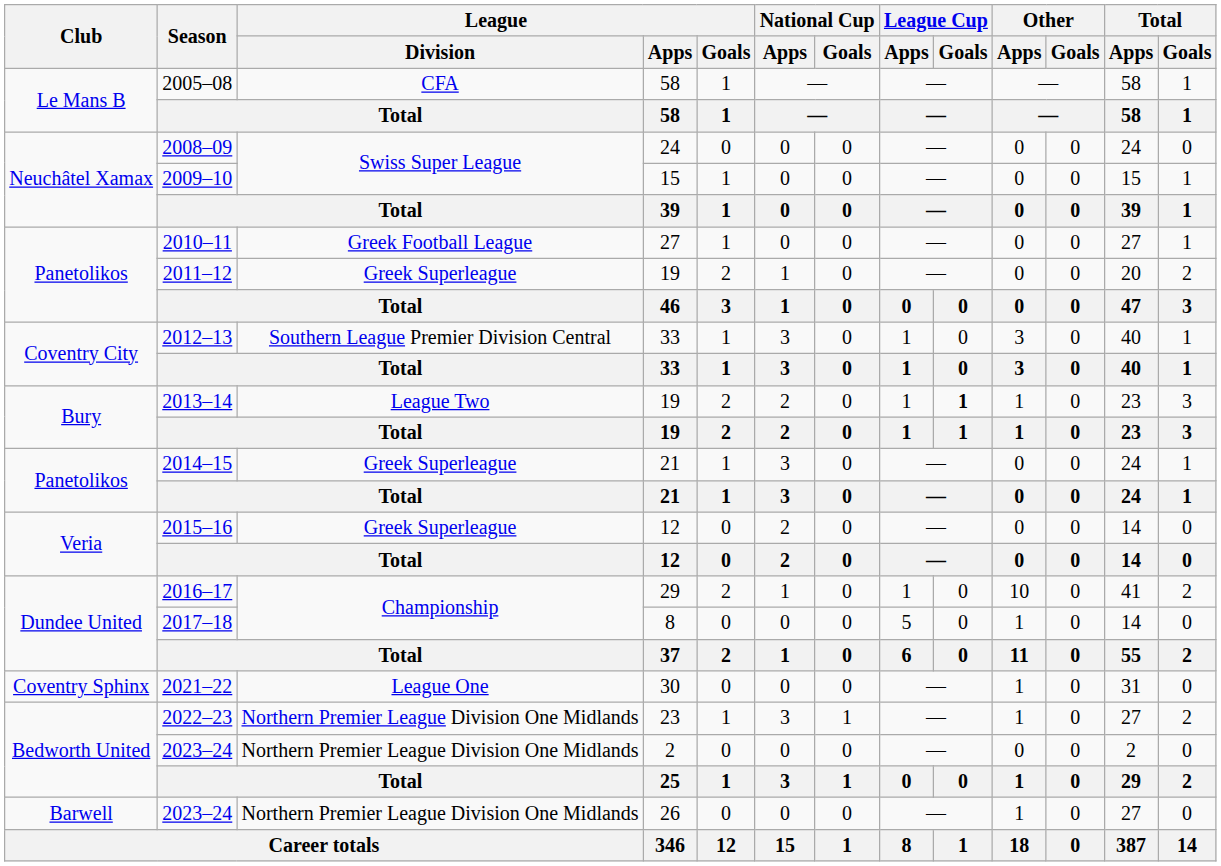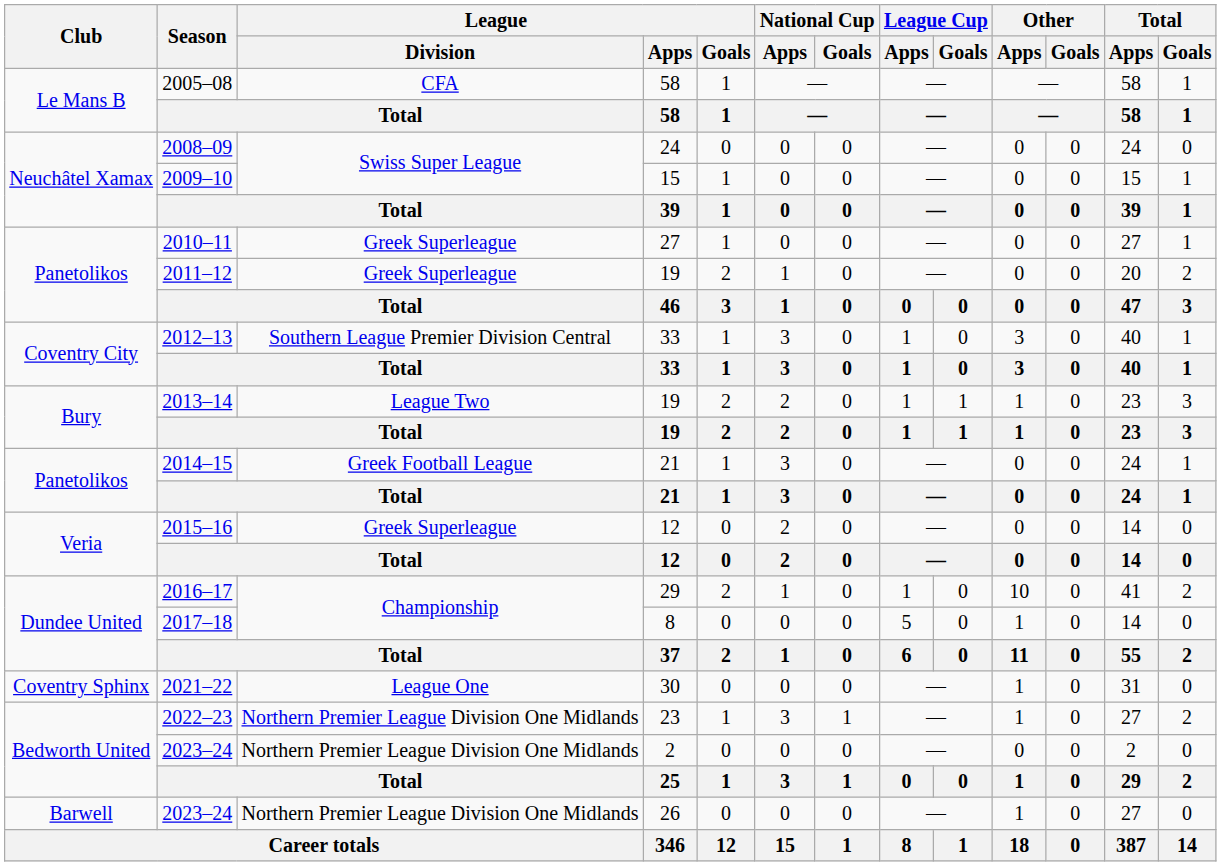(440, 242) Greek Football League -> (440, 242) Greek Superleague
(963, 400) bold -> (963, 400) normal
(440, 464) Greek Superleague -> (440, 464) Greek Football League
